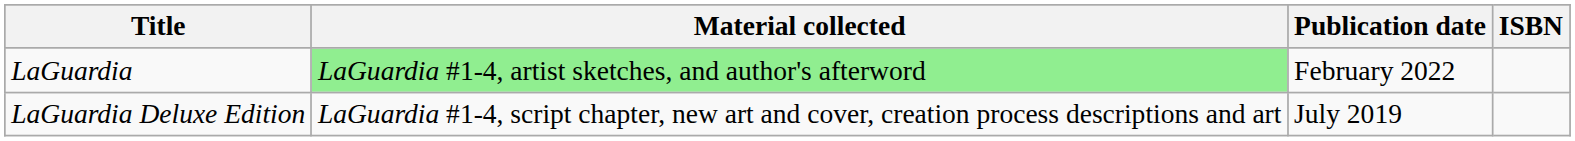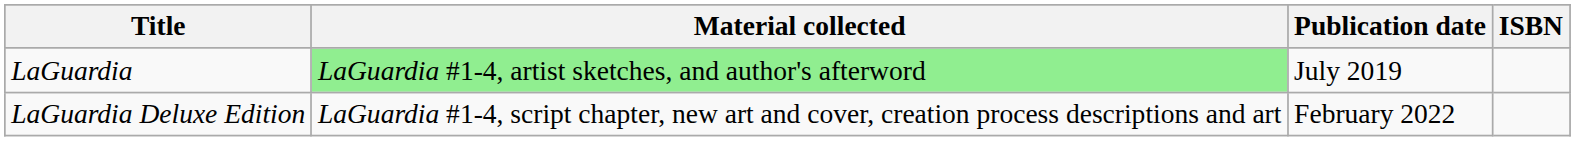(1375, 69) February 2022 -> (1348, 69) July 2019
(1348, 113) July 2019 -> (1375, 113) February 2022
